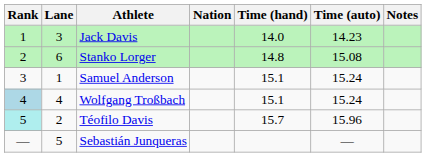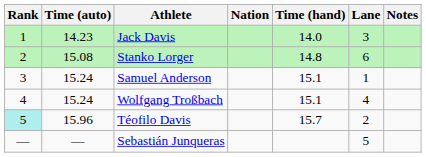columns swapped: (59, 15) <-> (347, 15)
(23, 99) lightblue background -> (23, 99) no background
